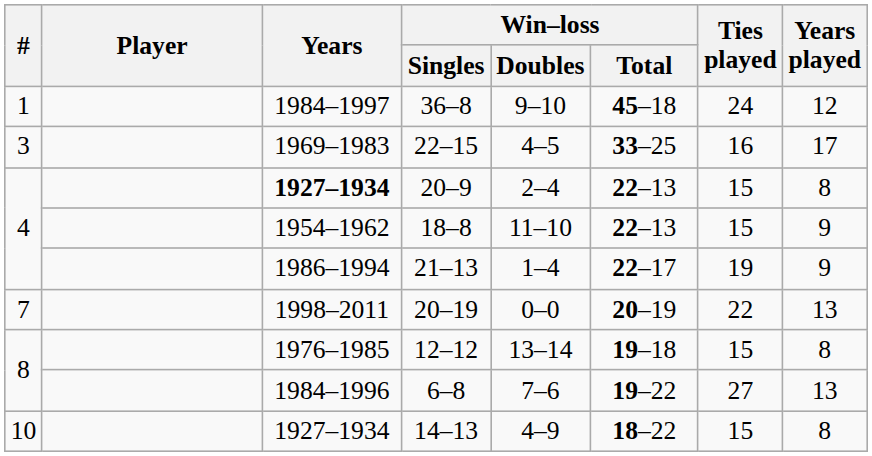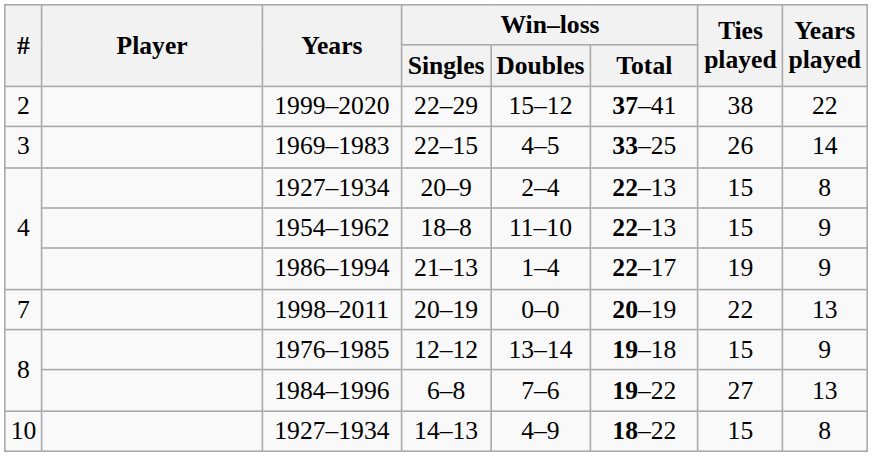- row: (446, 106)
+ row: (446, 106)
(740, 146) 16 -> (740, 146) 26
(825, 146) 17 -> (825, 146) 14
(332, 187) bold -> (332, 187) normal
(825, 349) 8 -> (825, 349) 9
